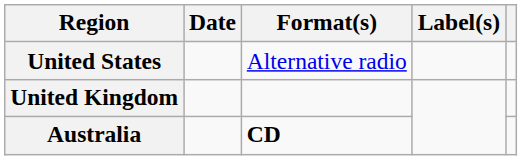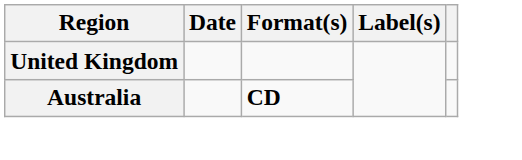- row: (94, 60)
